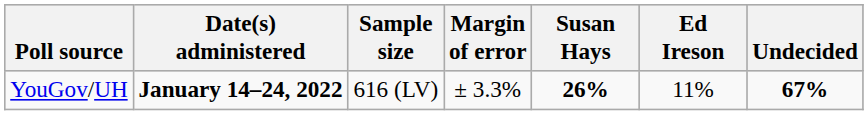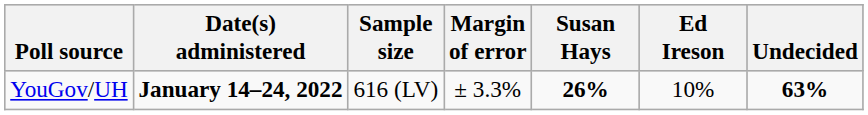(693, 89) 11% -> (693, 89) 10%
(805, 89) 67% -> (805, 89) 63%
